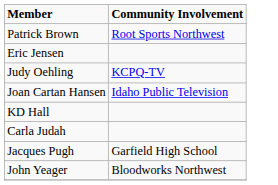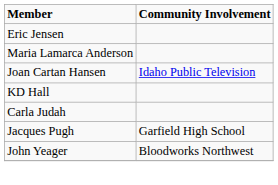- row: (43, 33)
+ row: (70, 53)
- row: (40, 72)
